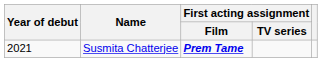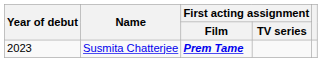(19, 48) 2021 -> (19, 48) 2023
